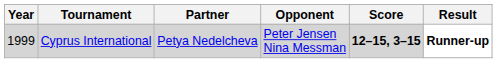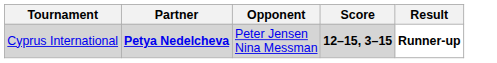- column: (21, 15)
(207, 41) normal -> (177, 41) bold
